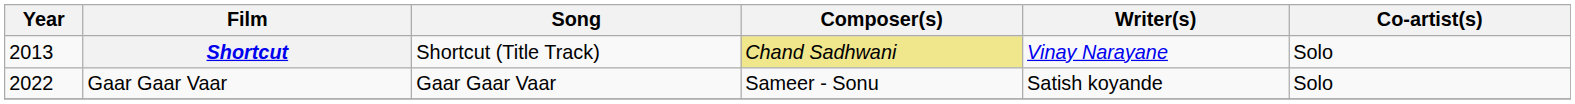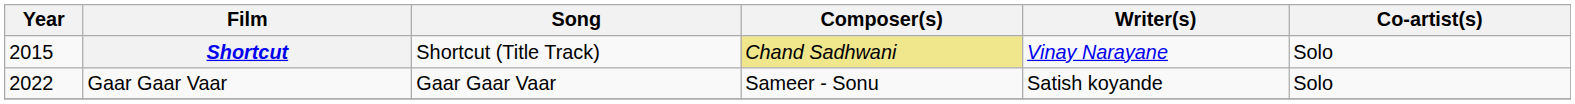(31, 51) 2013 -> (31, 51) 2015
